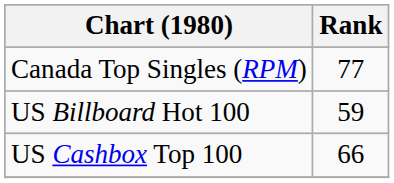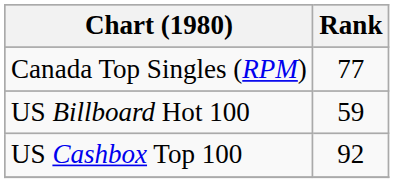(351, 154) 66 -> (351, 154) 92
